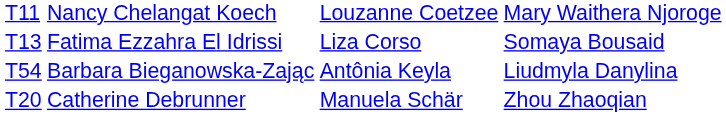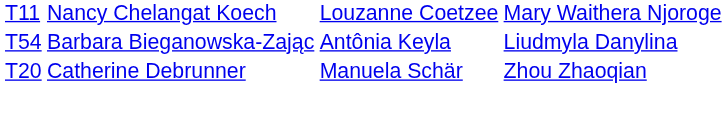- row: (165, 42)
